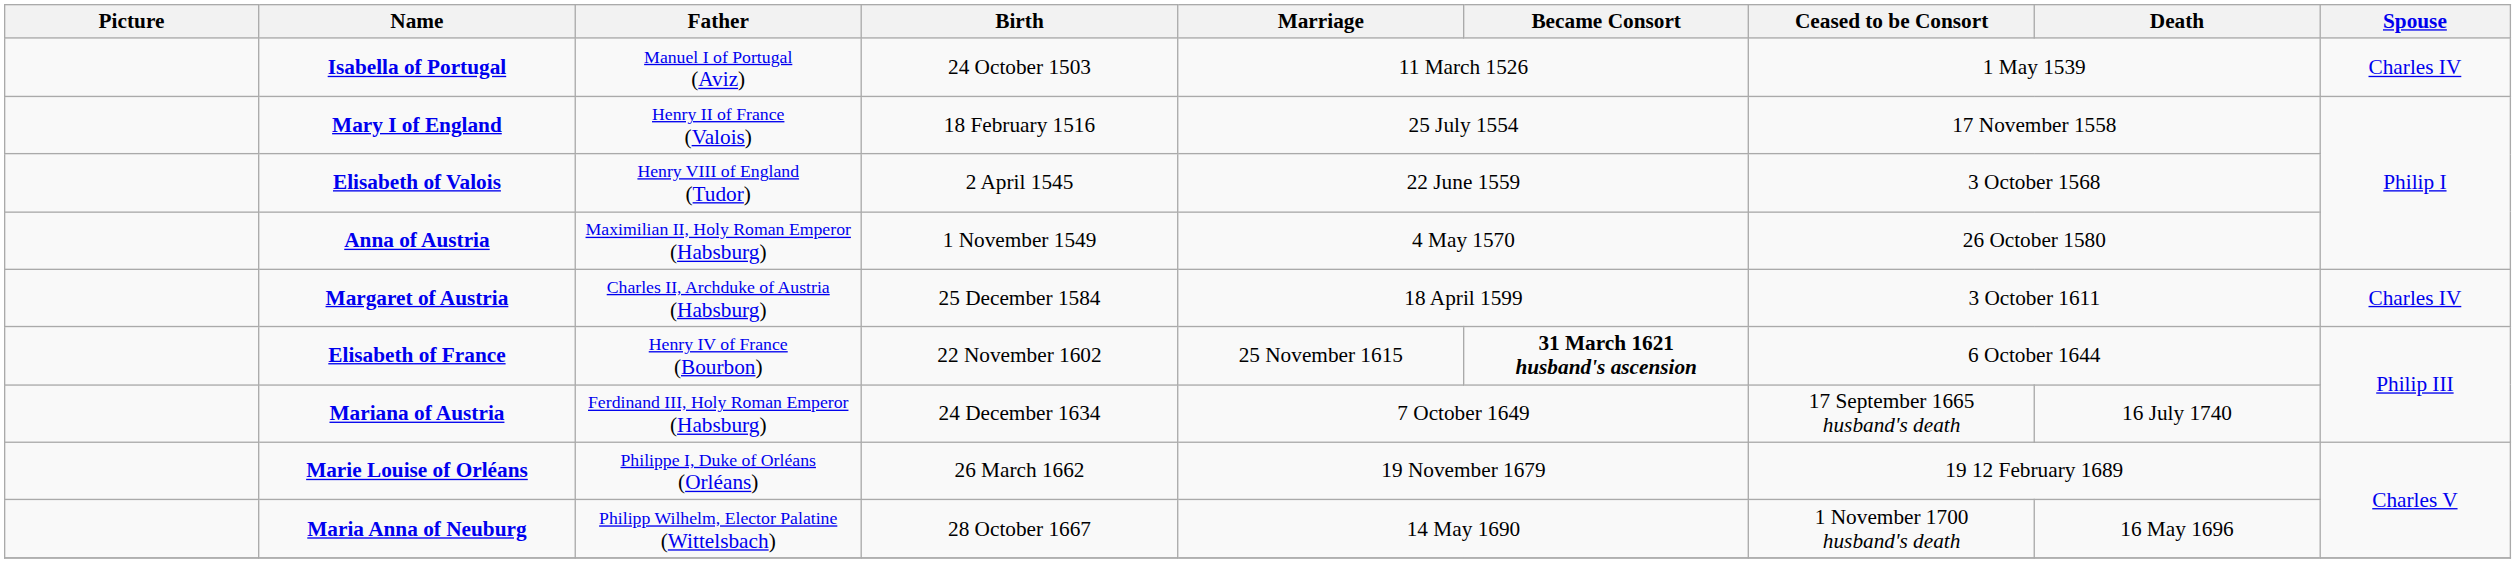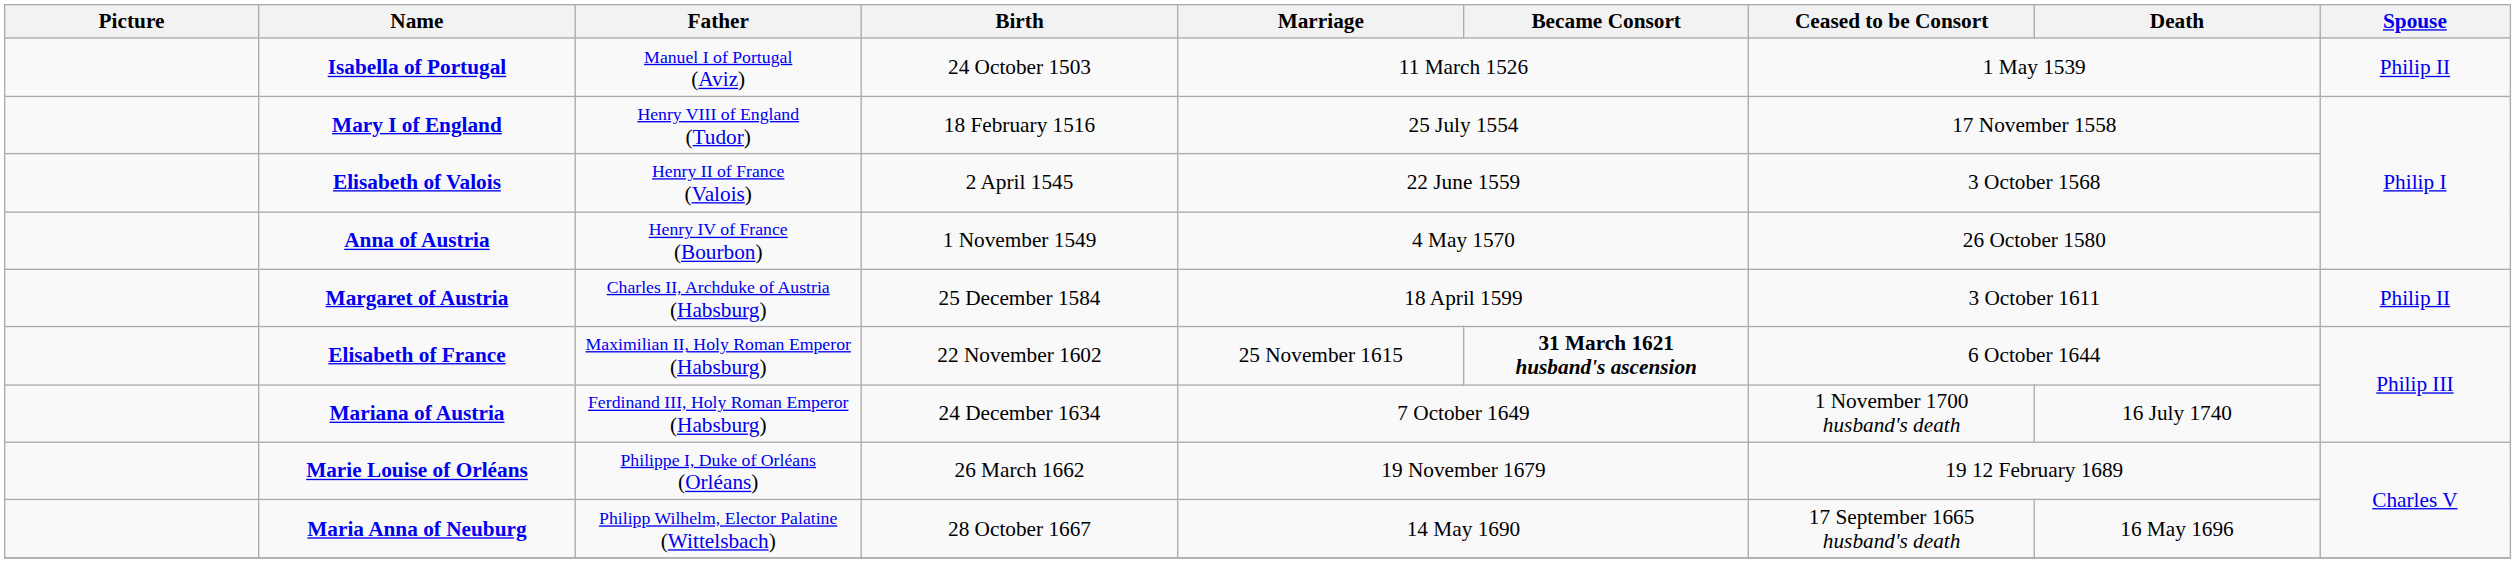(2415, 67) Charles IV -> (2415, 67) Philip II
(718, 126) Henry II of France (Valois) -> (718, 126) Henry VIII of England (Tudor)
(718, 183) Henry VIII of England (Tudor) -> (718, 183) Henry II of France (Valois)
(718, 241) Maximilian II, Holy Roman Emperor (Habsburg) -> (718, 241) Henry IV of France (Bourbon)
(2415, 297) Charles IV -> (2415, 297) Philip II
(718, 356) Henry IV of France (Bourbon) -> (718, 356) Maximilian II, Holy Roman Emperor (Habsburg)
(1892, 413) 17 September 1665 husband's death -> (1892, 413) 1 November 1700 husband's death
(1892, 528) 1 November 1700 husband's death -> (1892, 528) 17 September 1665 husband's death
